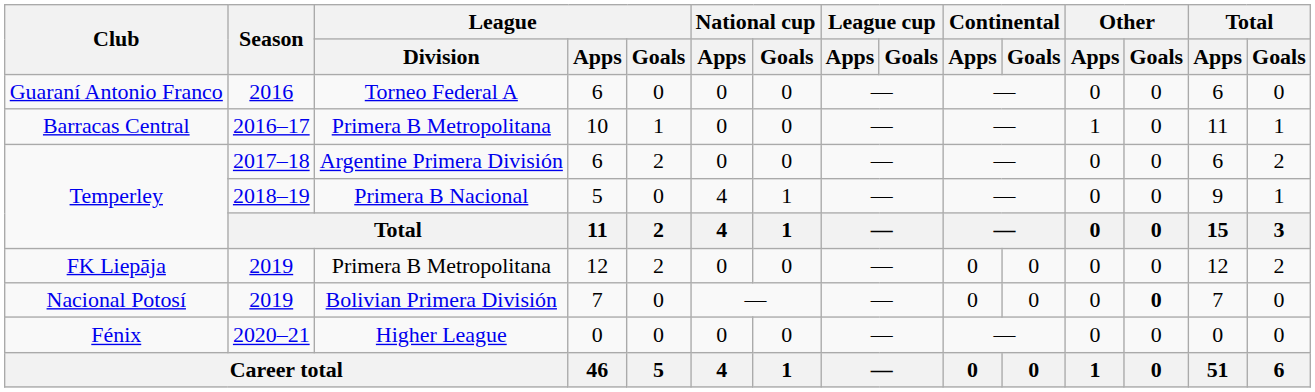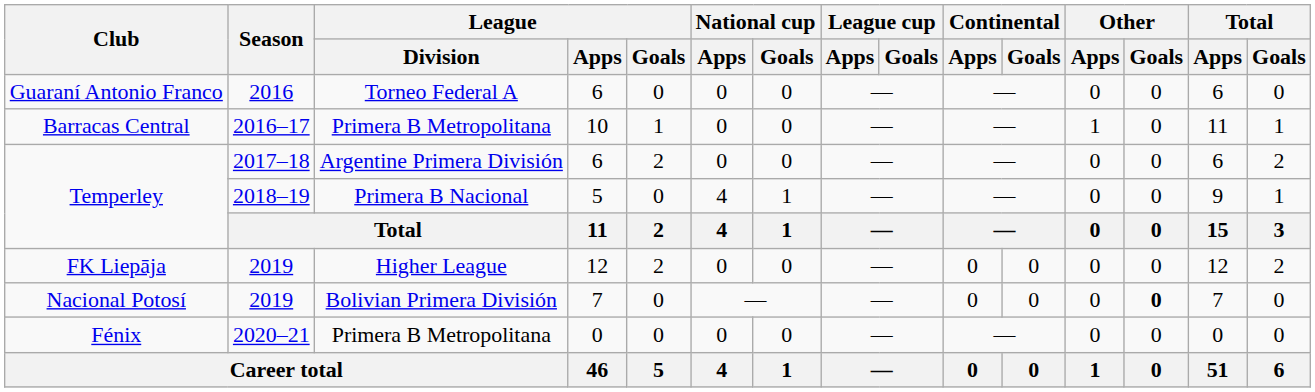(441, 265) Primera B Metropolitana -> (441, 265) Higher League
(441, 334) Higher League -> (441, 334) Primera B Metropolitana
